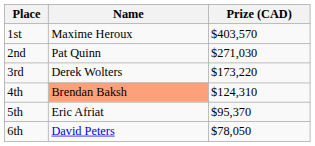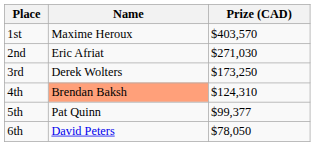(76, 53) Pat Quinn -> (78, 53) Eric Afriat
(234, 72) $173,220 -> (234, 72) $173,250
(78, 111) Eric Afriat -> (76, 111) Pat Quinn
(231, 111) $95,370 -> (231, 111) $99,377
